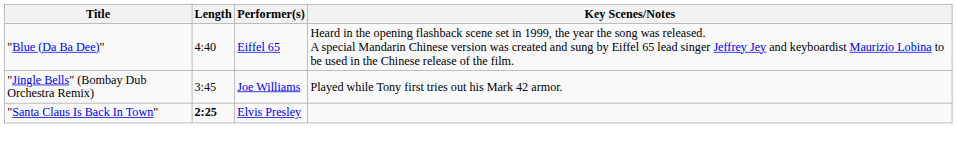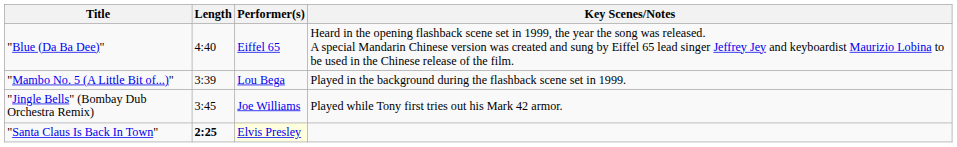+ row: (91, 80)
(269, 113) no background -> (269, 132) lightyellow background
